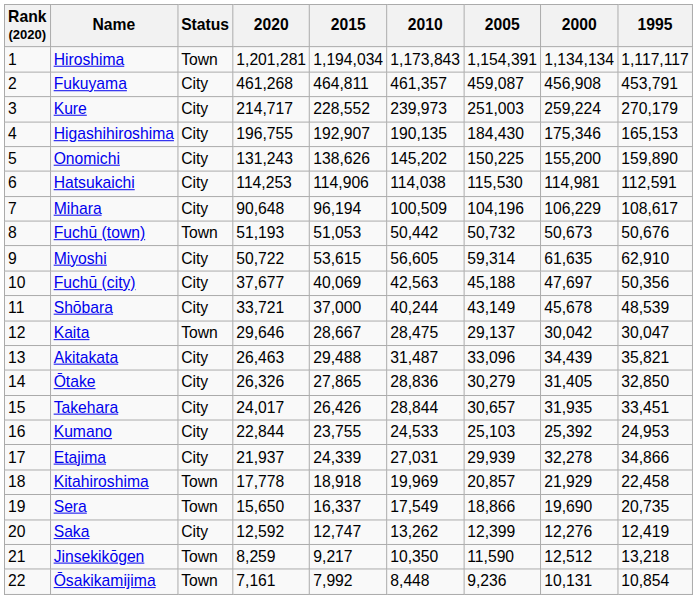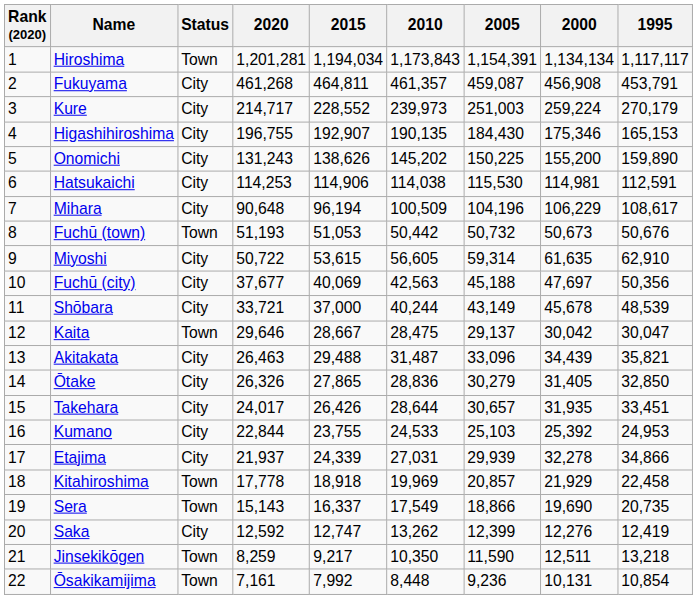(414, 407) 28,844 -> (414, 407) 28,644
(260, 507) 15,650 -> (260, 507) 15,143
(568, 556) 12,512 -> (568, 556) 12,511
